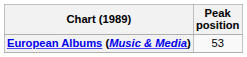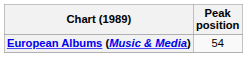(218, 43) 53 -> (218, 43) 54
